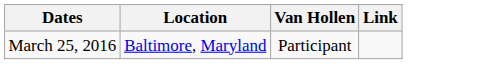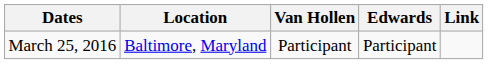+ column: (400, 17)
